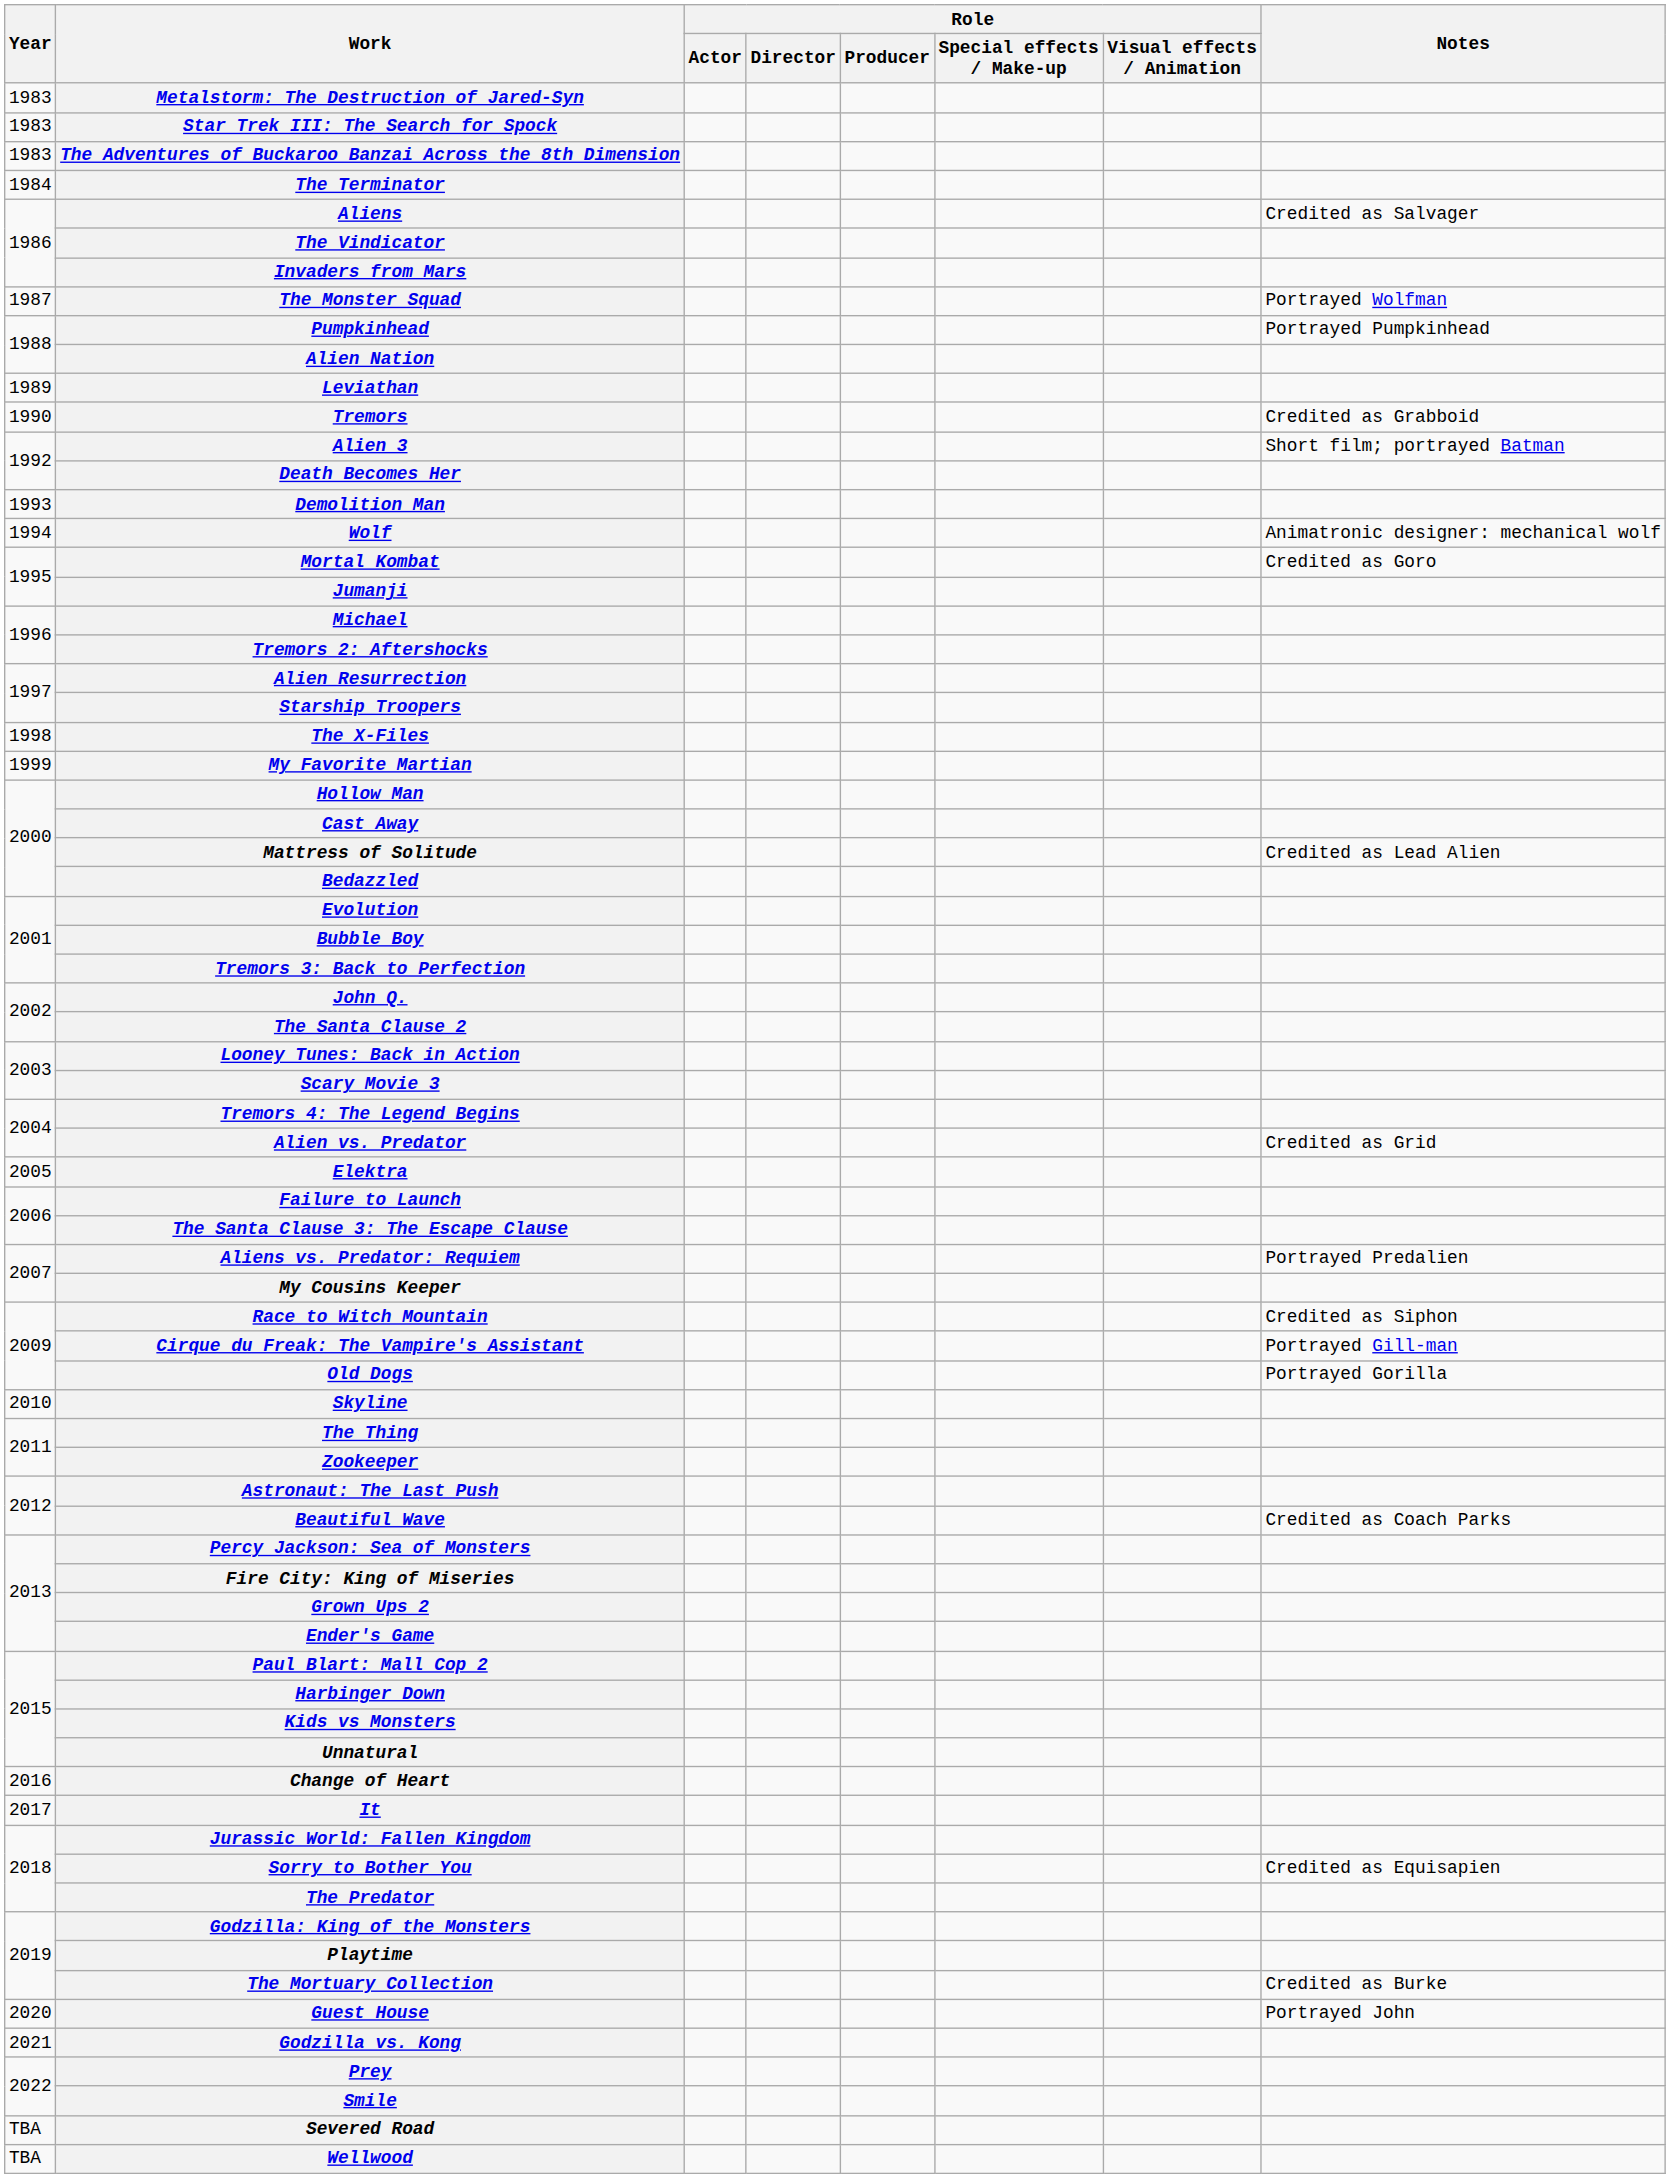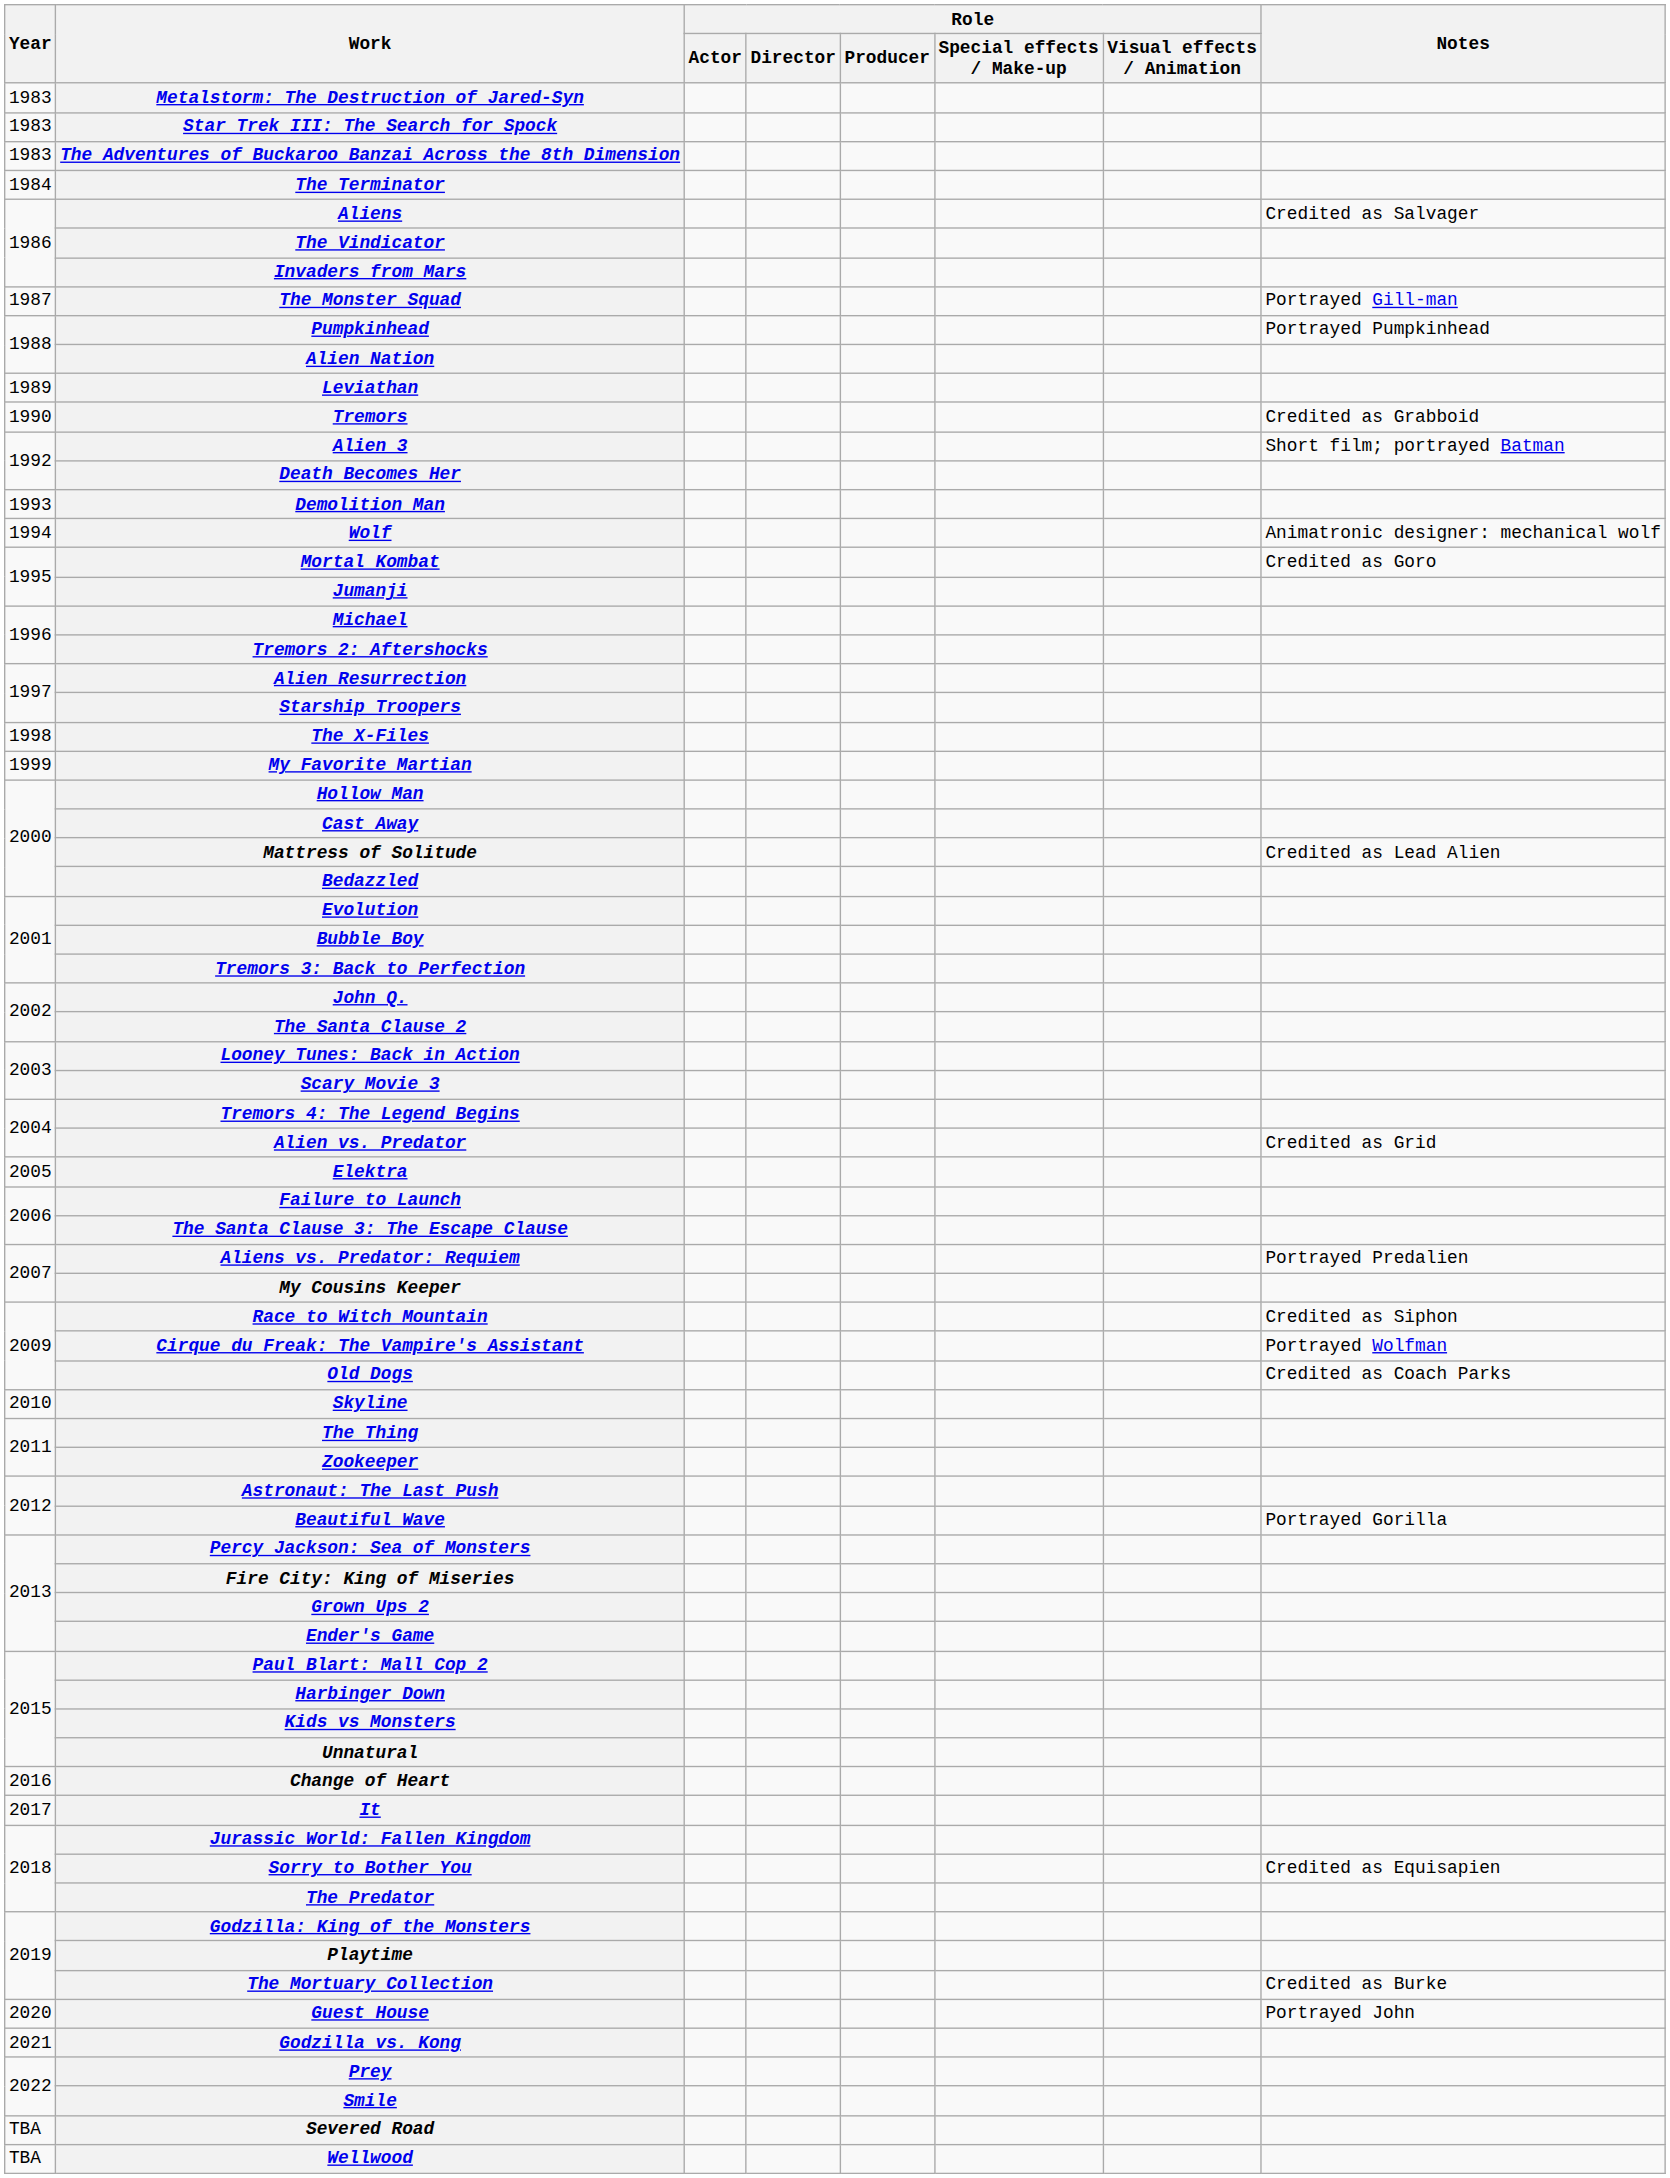(1356, 301) Portrayed Wolfman -> (1362, 301) Portrayed Gill-man
(1362, 1346) Portrayed Gill-man -> (1356, 1346) Portrayed Wolfman
(1356, 1375) Portrayed Gorilla -> (1388, 1375) Credited as Coach Parks
(1388, 1520) Credited as Coach Parks -> (1356, 1520) Portrayed Gorilla
